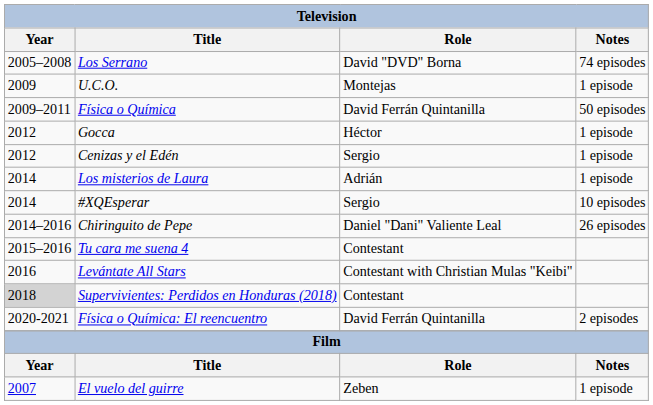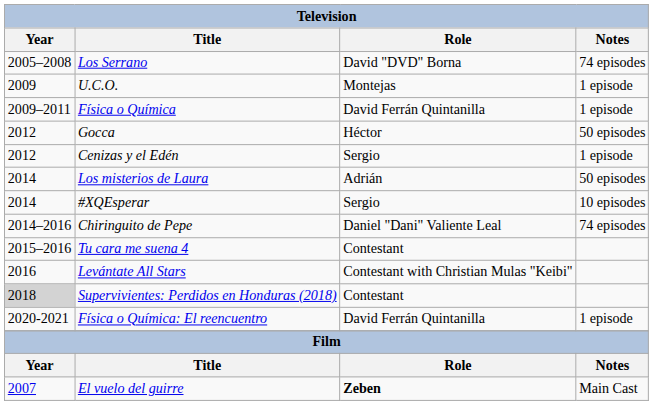(612, 109) 50 episodes -> (606, 109) 1 episode
(606, 132) 1 episode -> (612, 132) 50 episodes
(606, 179) 1 episode -> (612, 179) 50 episodes
(612, 226) 26 episodes -> (612, 226) 74 episodes
(609, 319) 2 episodes -> (606, 319) 1 episode
(361, 388) normal -> (362, 388) bold
(606, 388) 1 episode -> (608, 388) Main Cast
